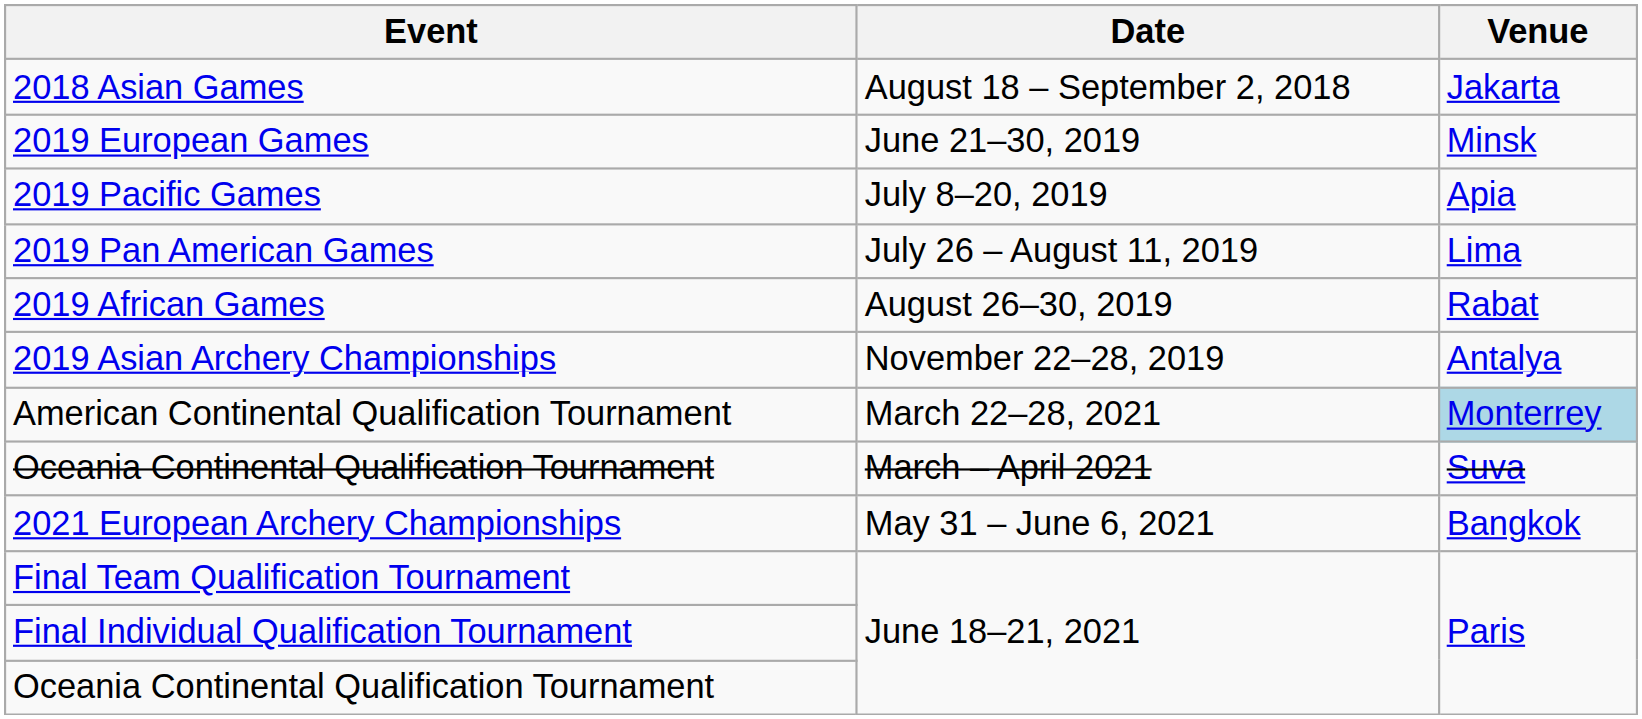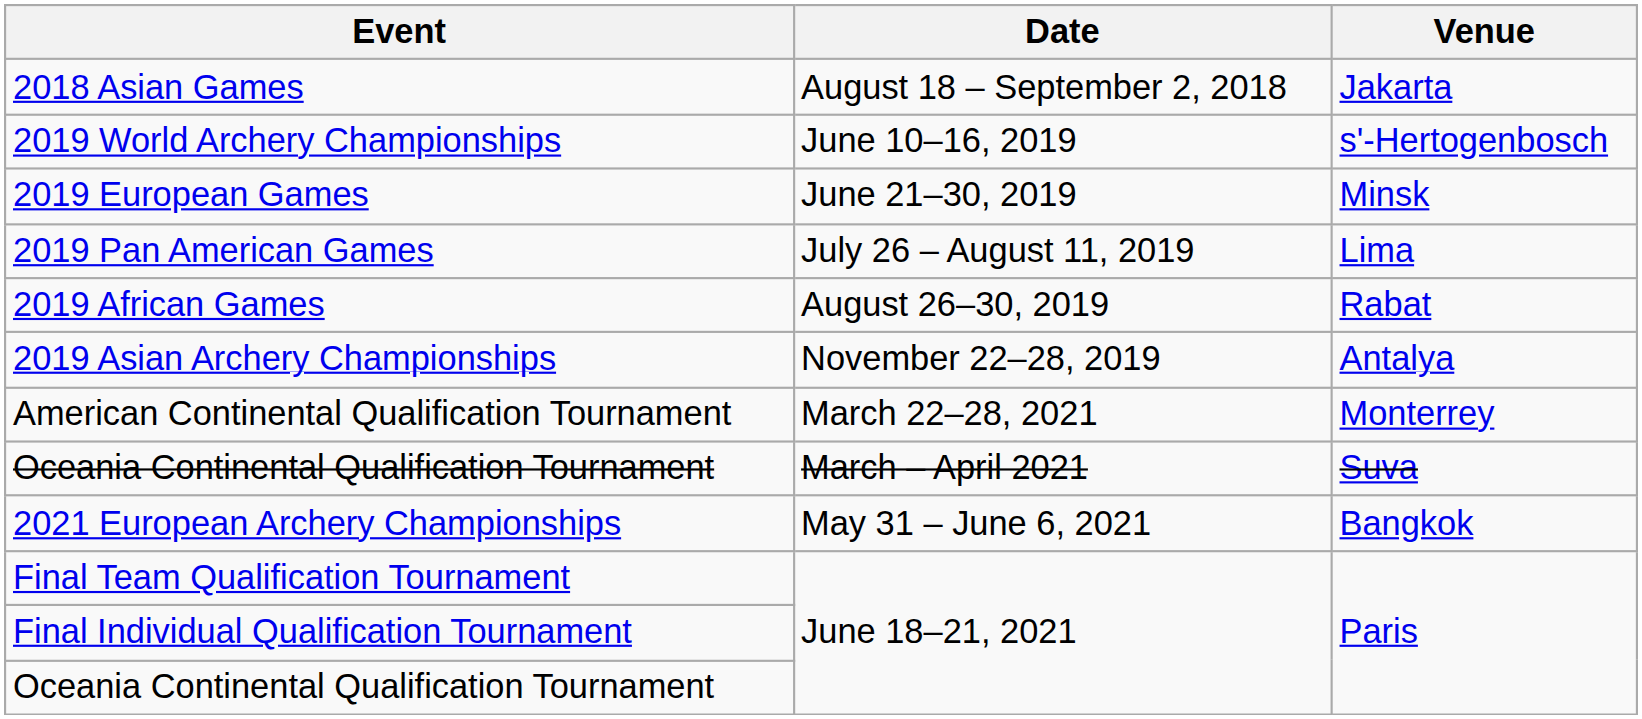+ row: (287, 140)
- row: (167, 195)
(1524, 413) lightblue background -> (1417, 413) no background
